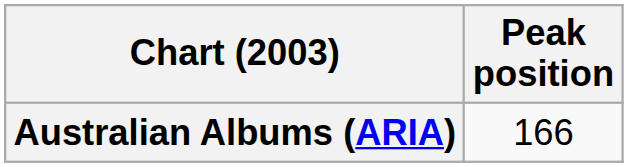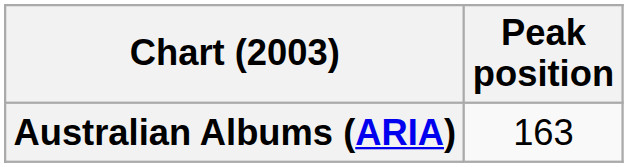(543, 131) 166 -> (543, 131) 163
